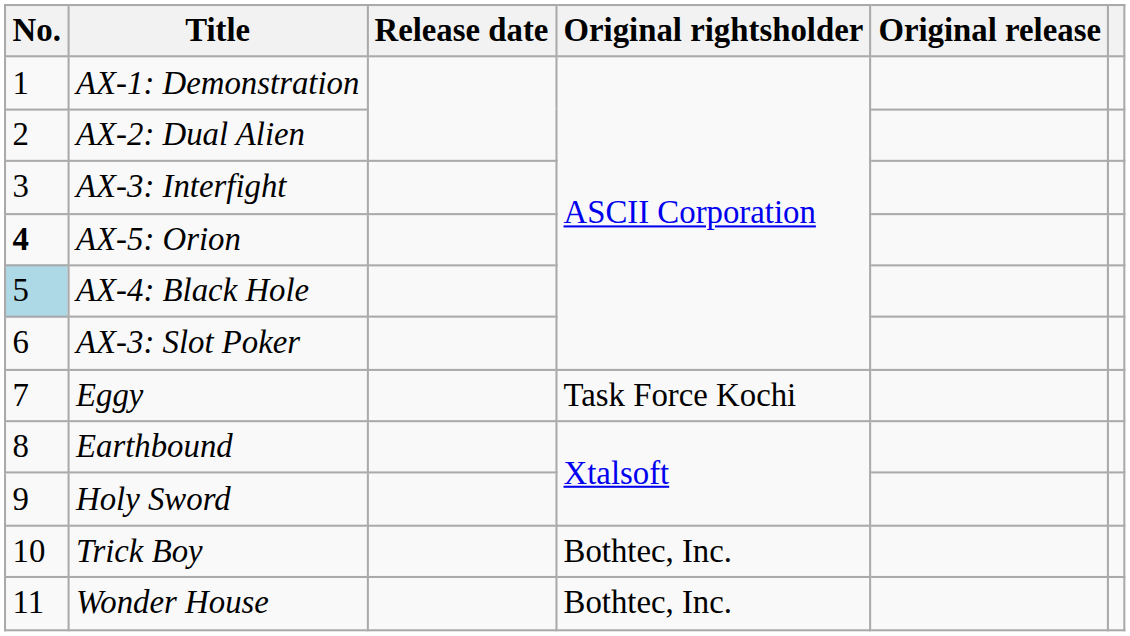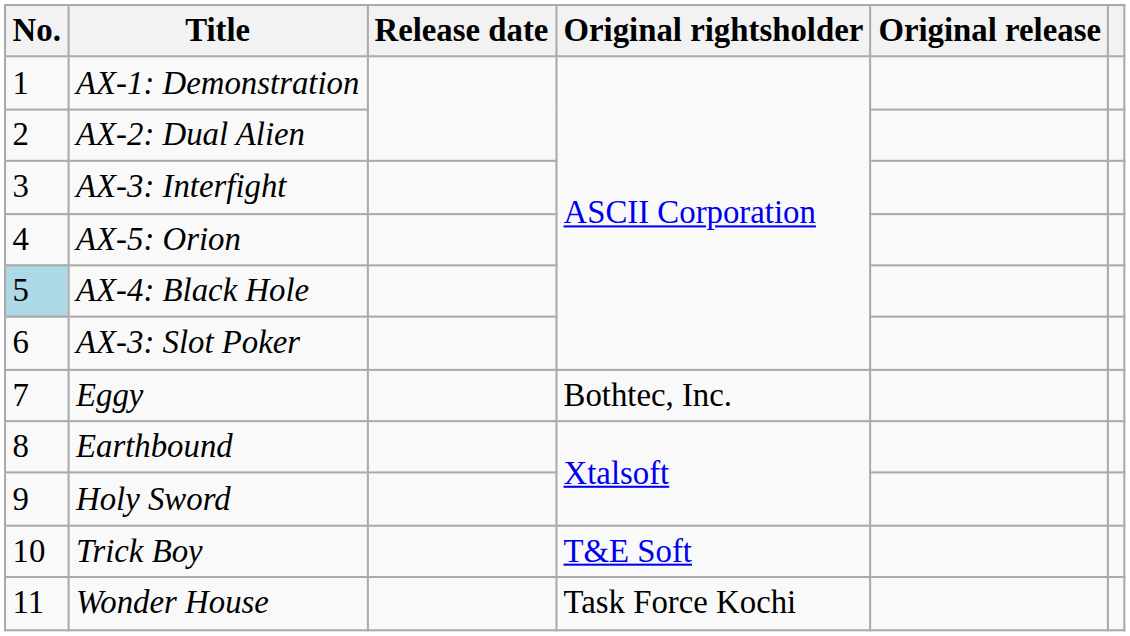(21, 238) bold -> (21, 238) normal
(680, 394) Task Force Kochi -> (648, 394) Bothtec, Inc.
(648, 550) Bothtec, Inc. -> (628, 550) T&E Soft
(648, 602) Bothtec, Inc. -> (680, 602) Task Force Kochi
